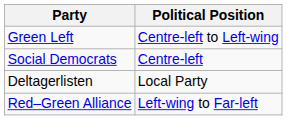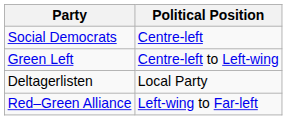rows swapped: (62, 59) <-> (41, 37)
